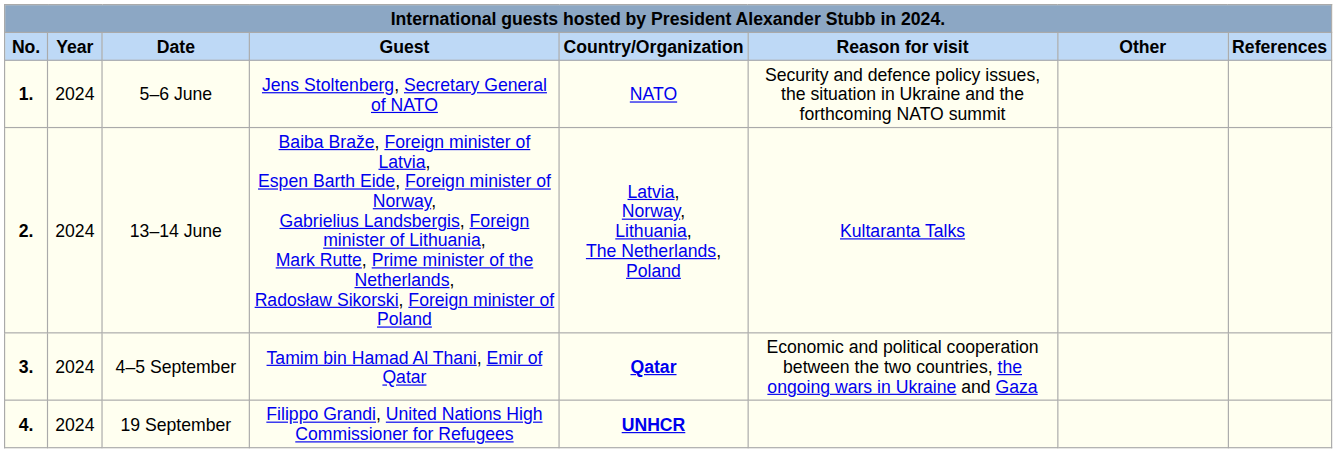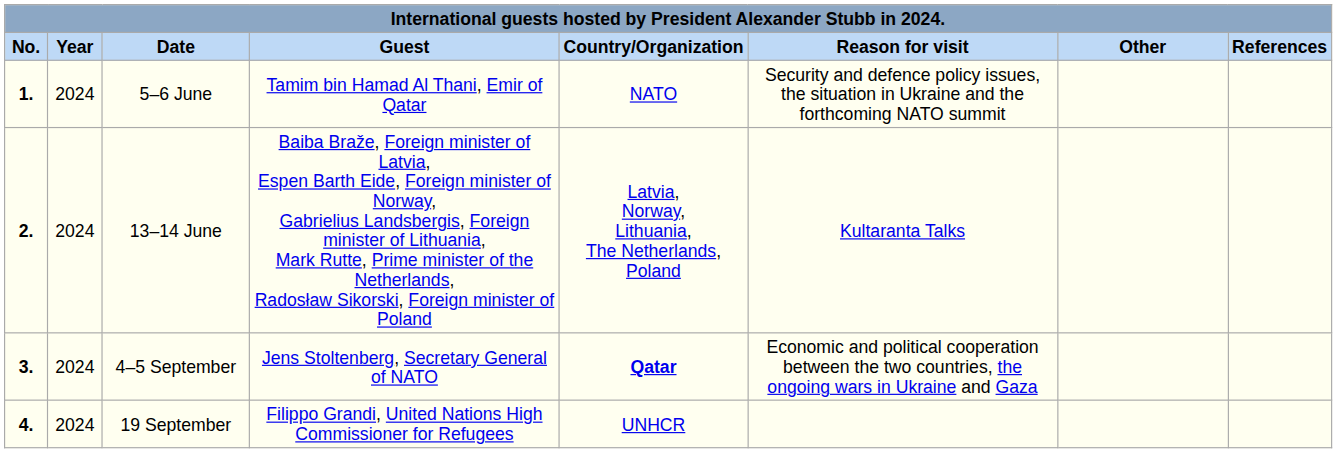(404, 94) Jens Stoltenberg, Secretary General of NATO -> (404, 94) Tamim bin Hamad Al Thani, Emir of Qatar
(404, 367) Tamim bin Hamad Al Thani, Emir of Qatar -> (404, 367) Jens Stoltenberg, Secretary General of NATO
(653, 425) bold -> (653, 425) normal
